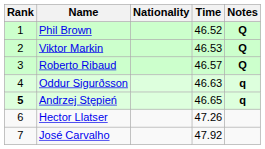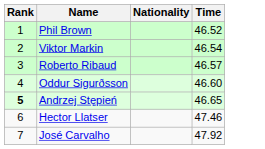- column: (243, 13)
(208, 48) 46.53 -> (208, 48) 46.54
(208, 83) 46.63 -> (208, 83) 46.60
(208, 118) 47.26 -> (208, 118) 47.46
